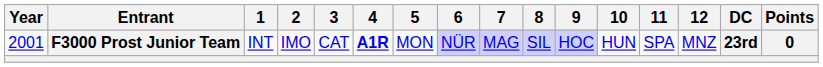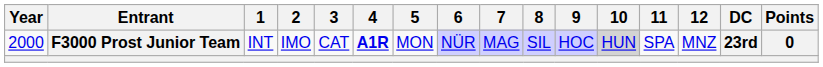(26, 43) 2001 -> (26, 43) 2000
(619, 43) no background -> (619, 43) lightgrey background
